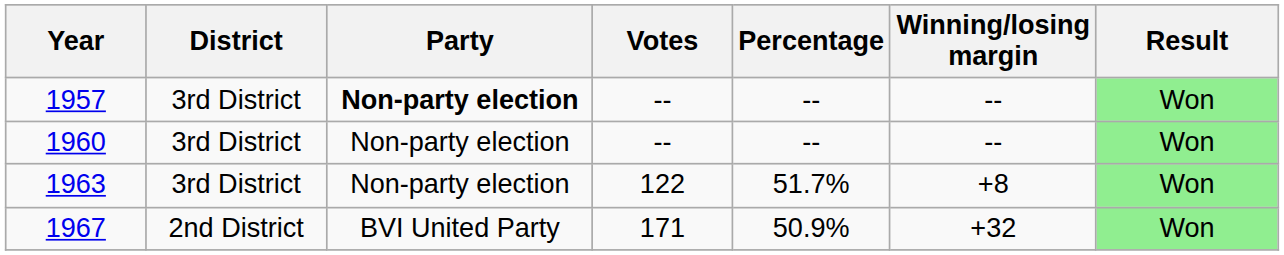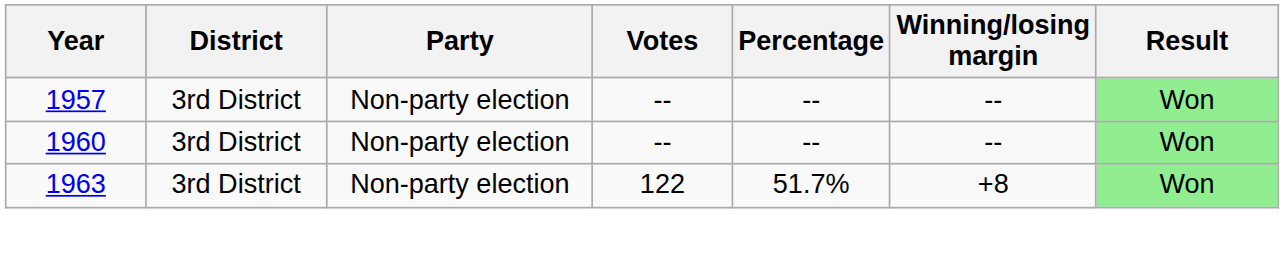(460, 99) bold -> (460, 99) normal
- row: (76, 227)
